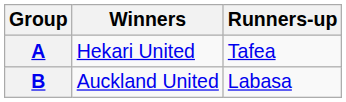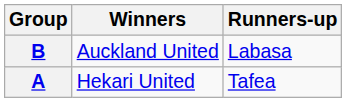rows swapped: (38, 50) <-> (38, 81)
